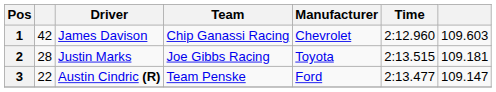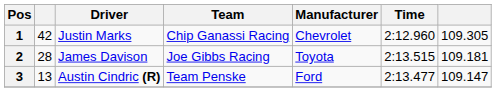(103, 36) James Davison -> (95, 36) Justin Marks
(465, 36) 109.603 -> (465, 36) 109.305
(95, 56) Justin Marks -> (103, 56) James Davison
(45, 77) 22 -> (45, 77) 13
